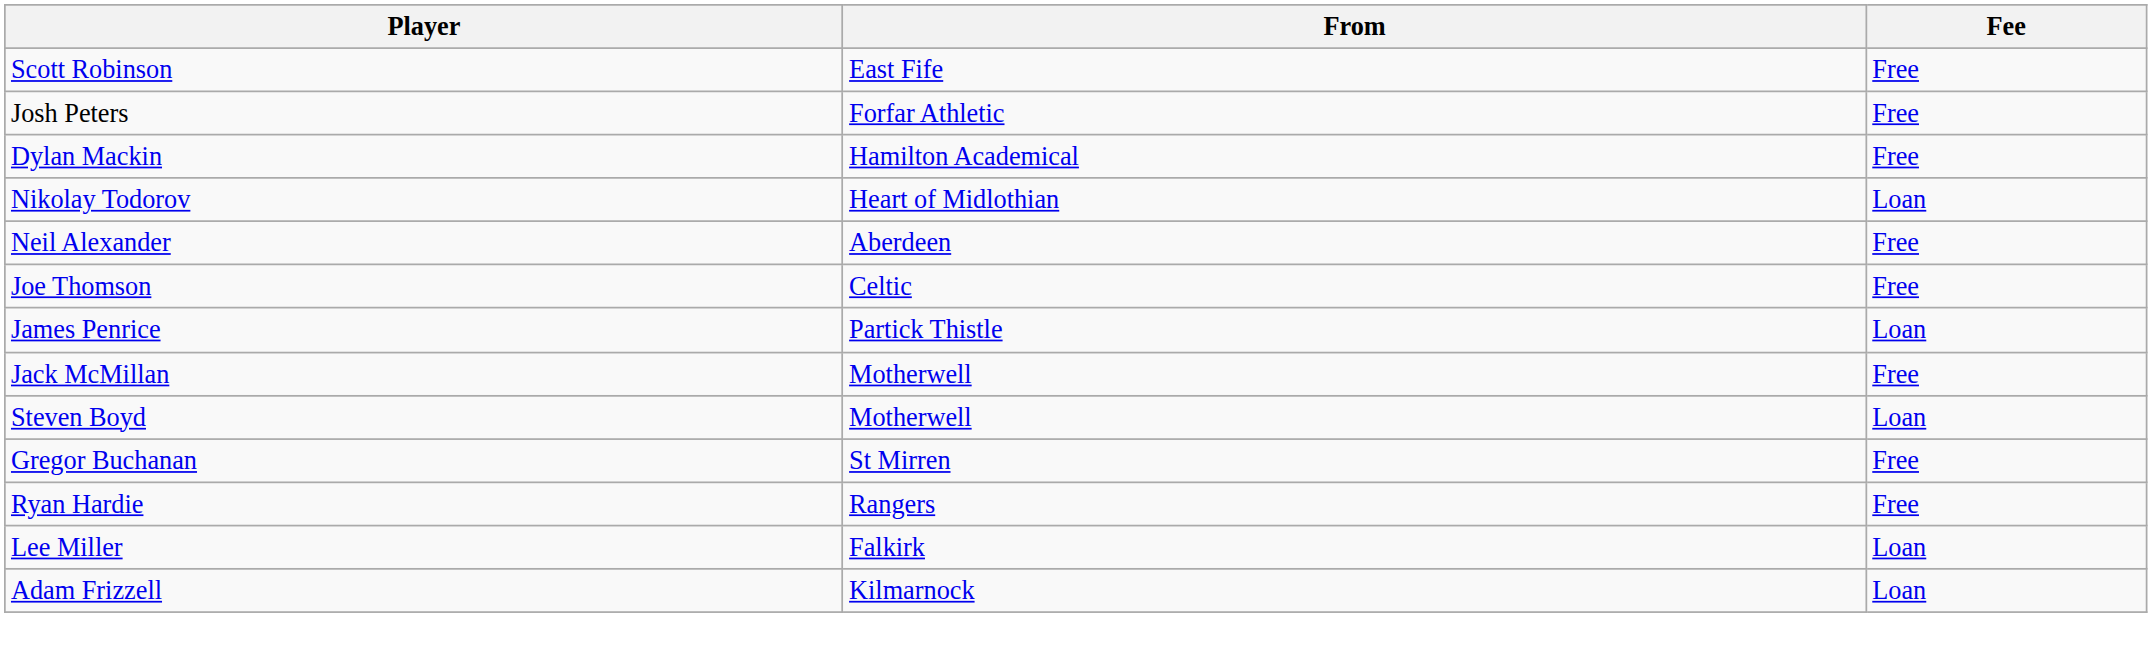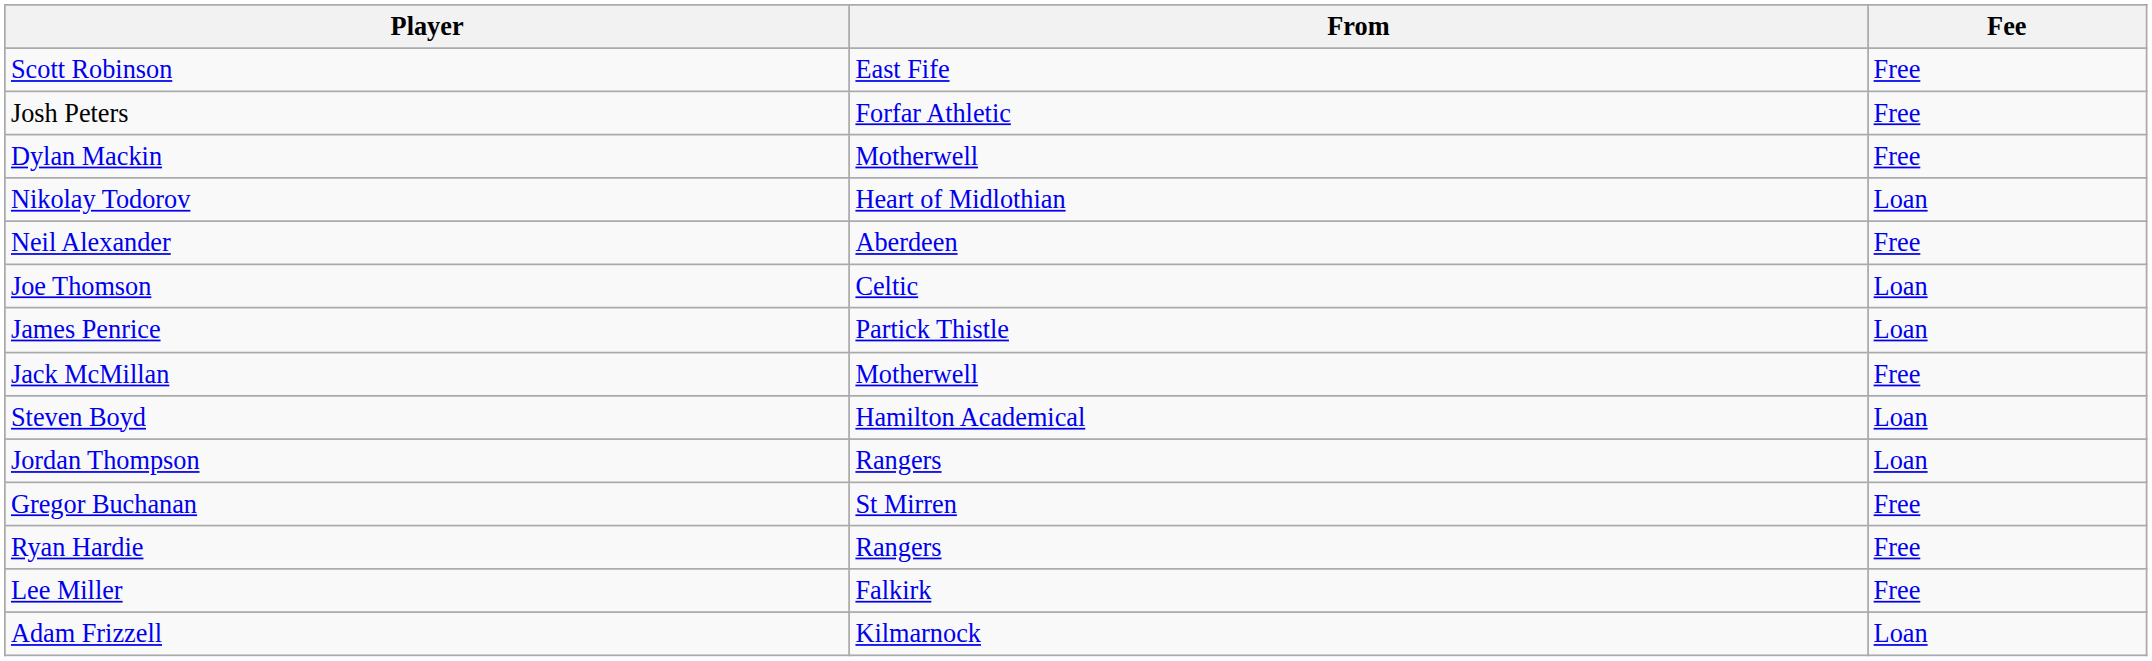(964, 156) Hamilton Academical -> (917, 156) Motherwell
(1896, 286) Free -> (1901, 286) Loan
(910, 416) Motherwell -> (970, 416) Hamilton Academical
+ row: (105, 459)
(1899, 546) Loan -> (1897, 590) Free
